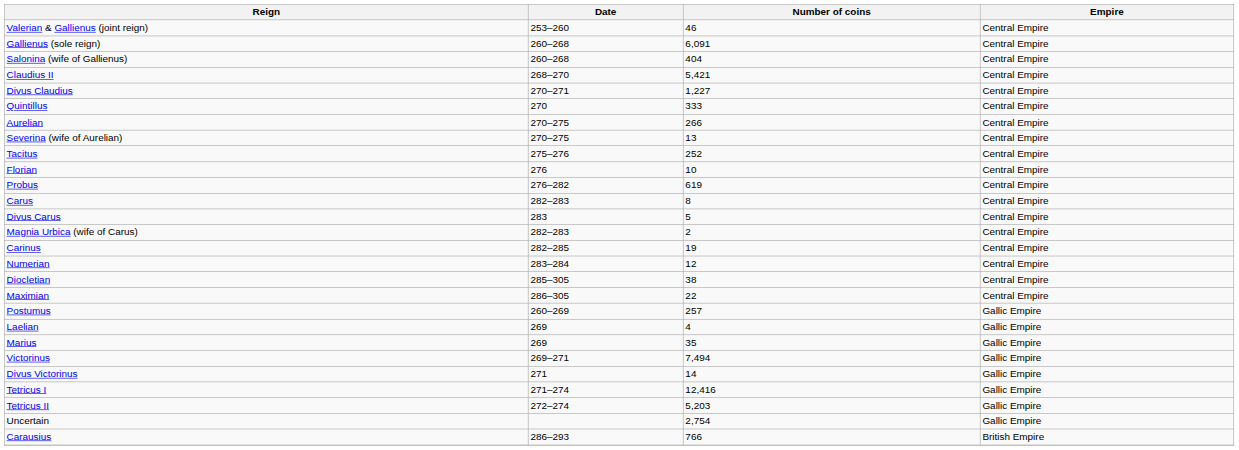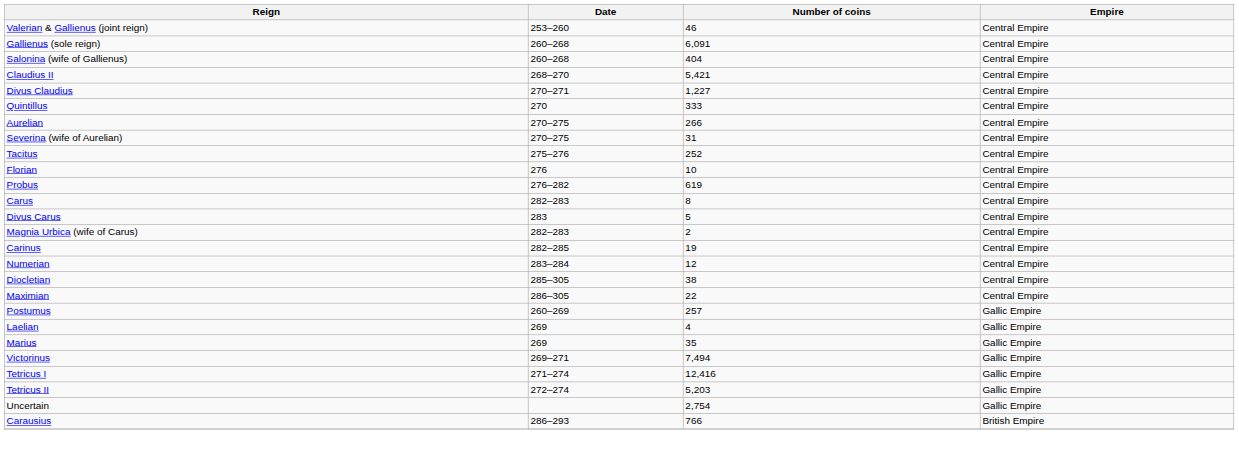(691, 138) 13 -> (691, 138) 31
- row: (42, 374)
